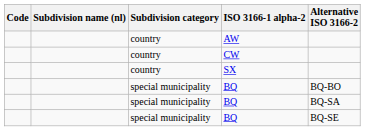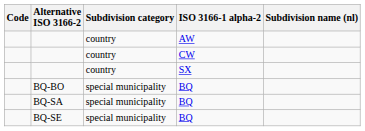columns swapped: (80, 17) <-> (334, 17)
